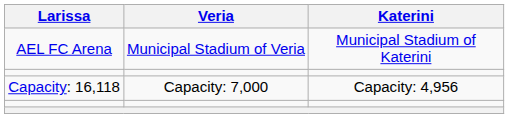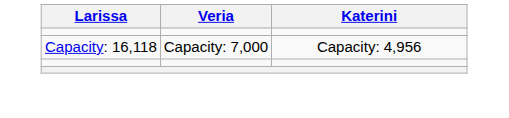- row: (64, 48)
